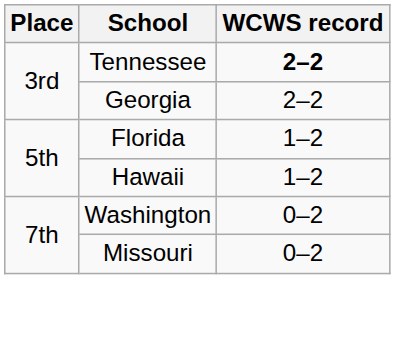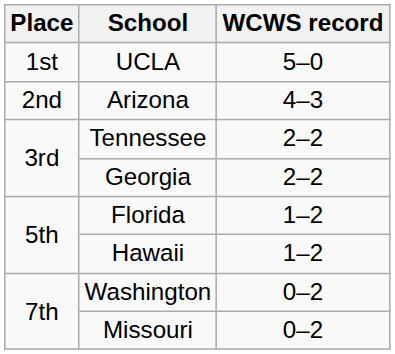+ row: (148, 61)
+ row: (148, 100)
(303, 61) bold -> (303, 138) normal
